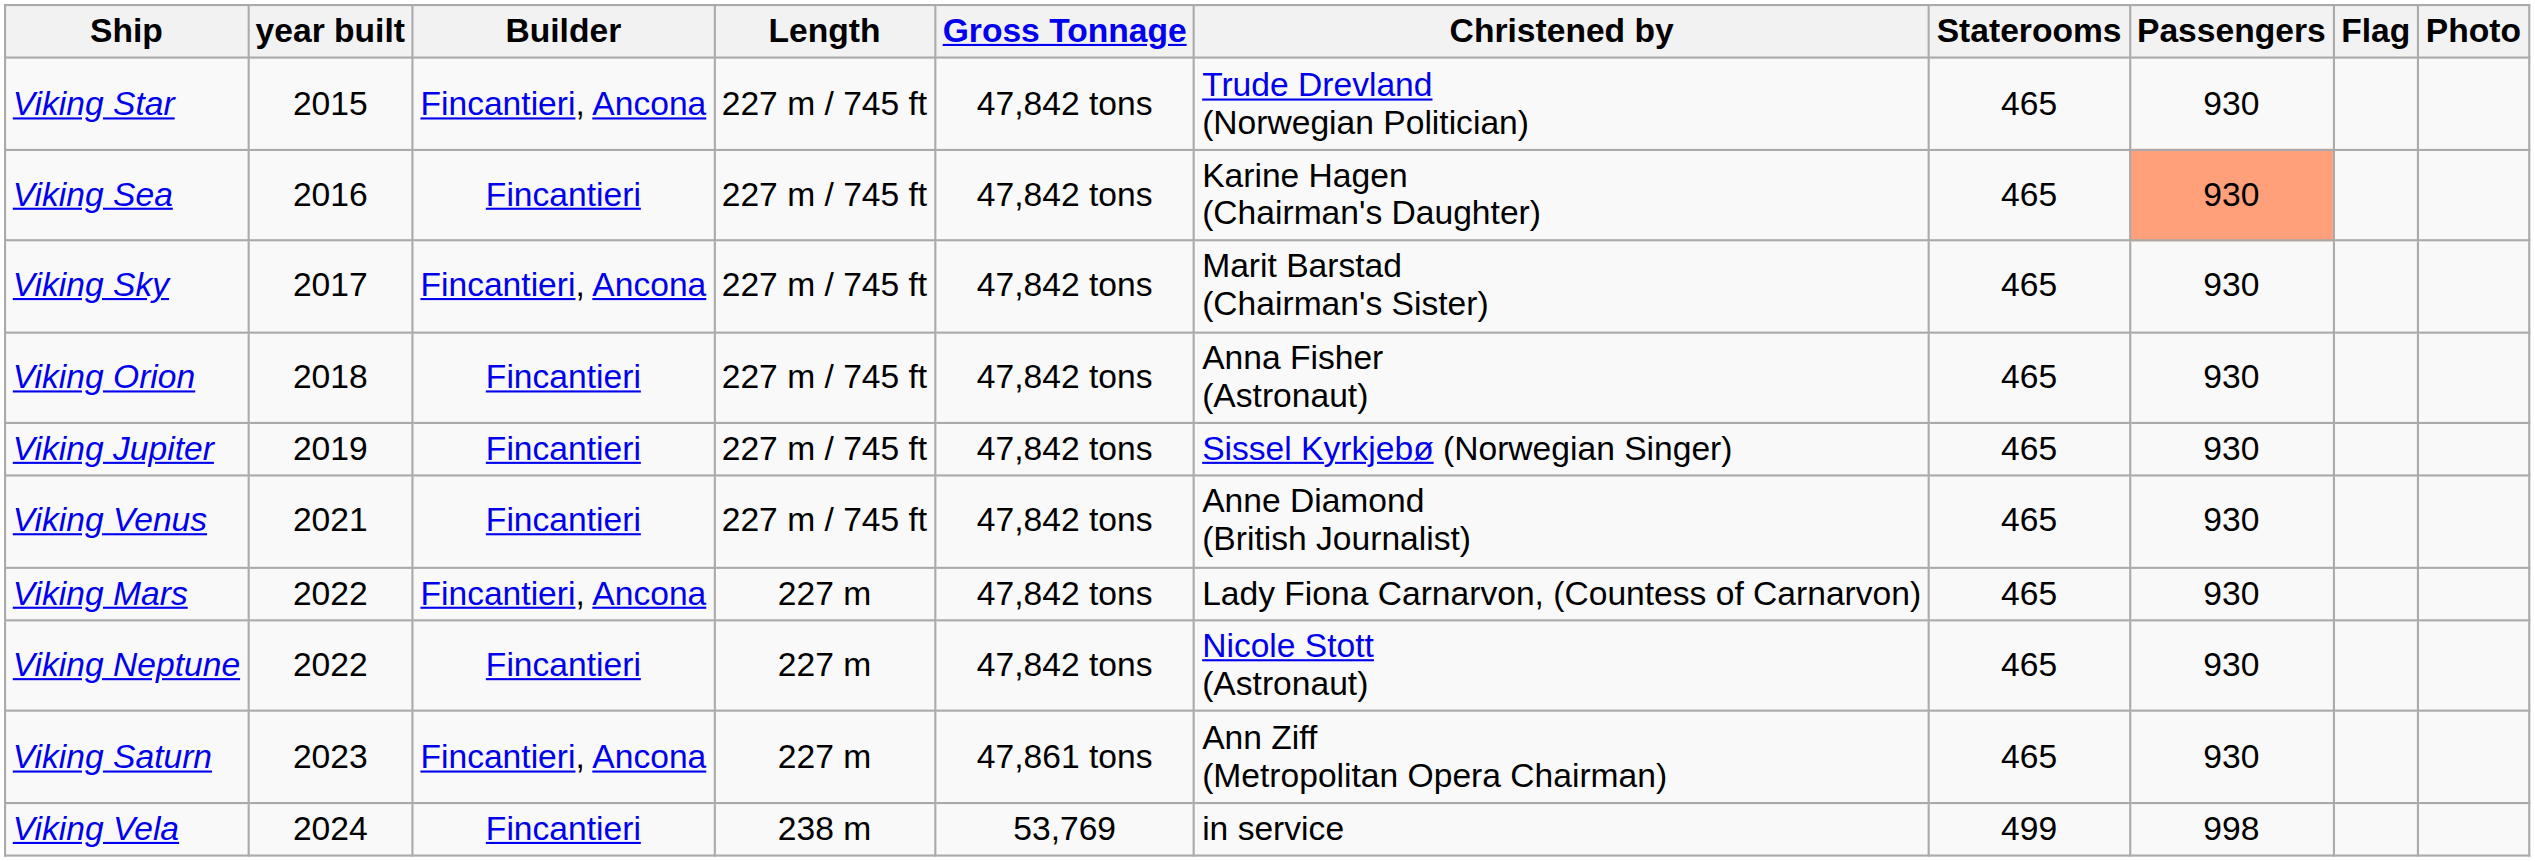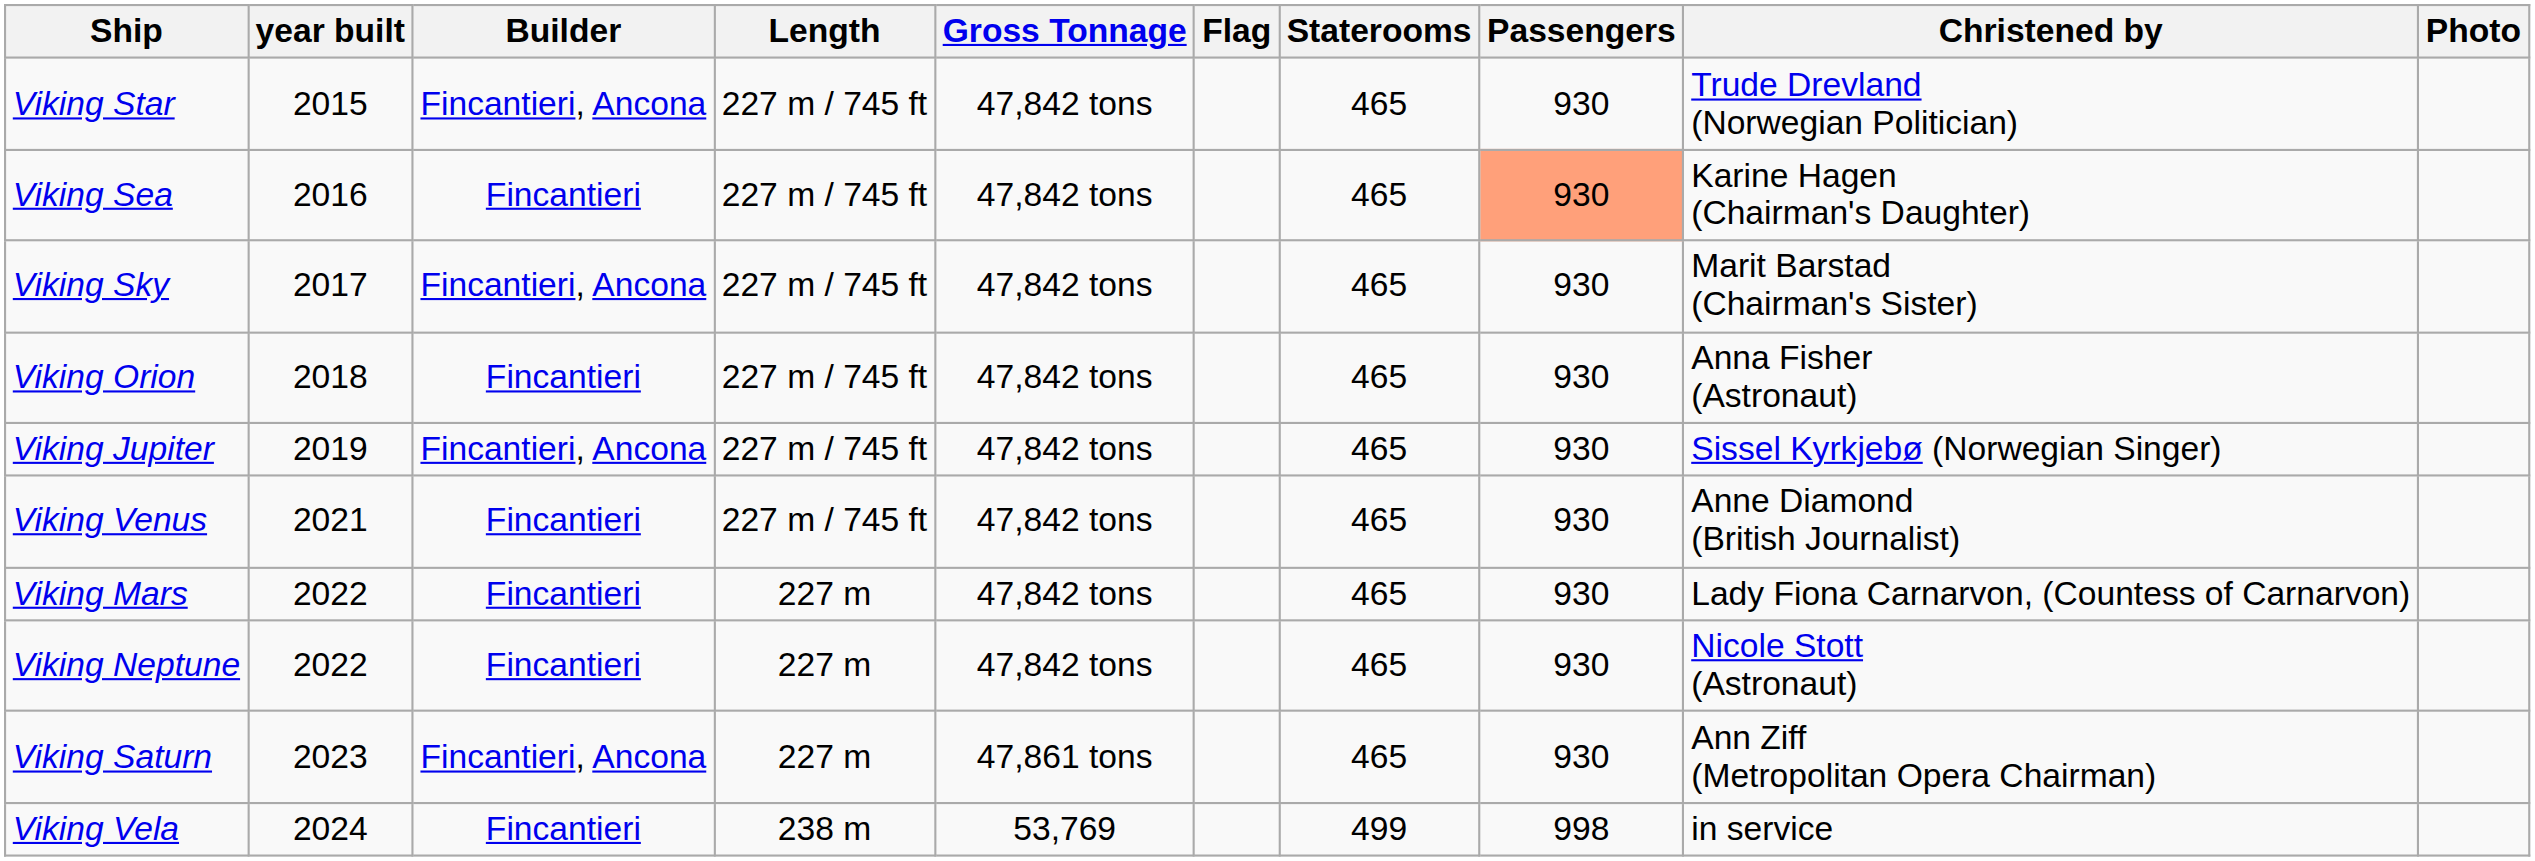columns swapped: (2376, 31) <-> (1562, 31)
(563, 448) Fincantieri -> (563, 448) Fincantieri, Ancona
(563, 593) Fincantieri, Ancona -> (563, 593) Fincantieri
